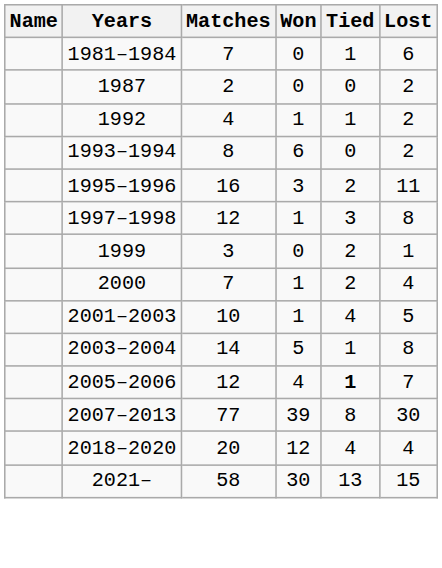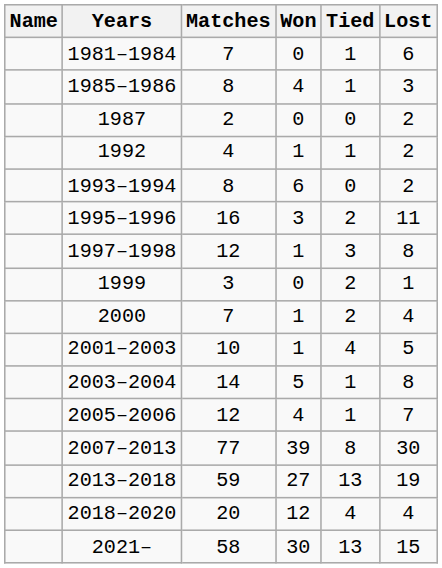+ row: (122, 87)
(350, 382) bold -> (350, 415) normal
+ row: (122, 481)
